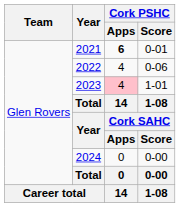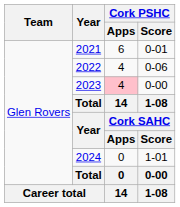(121, 49) bold -> (121, 49) normal
(156, 85) 1-01 -> (156, 85) 0-00
(156, 157) 0-00 -> (156, 157) 1-01
